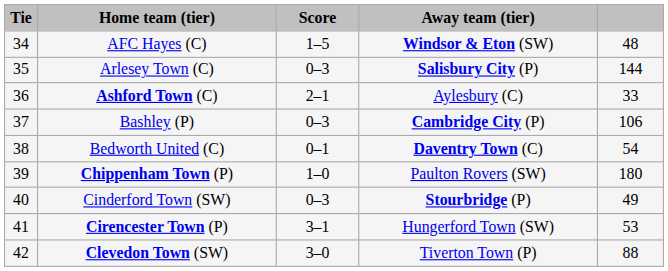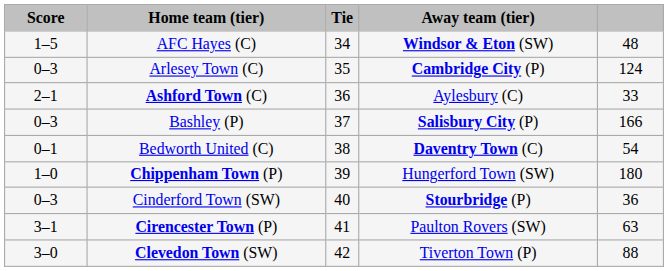columns swapped: (21, 17) <-> (318, 17)
(478, 70) Salisbury City (P) -> (478, 70) Cambridge City (P)
(631, 70) 144 -> (631, 70) 124
(478, 122) Cambridge City (P) -> (478, 122) Salisbury City (P)
(631, 122) 106 -> (631, 122) 166
(478, 174) Paulton Rovers (SW) -> (478, 174) Hungerford Town (SW)
(630, 200) 49 -> (630, 200) 36
(478, 226) Hungerford Town (SW) -> (478, 226) Paulton Rovers (SW)
(630, 226) 53 -> (630, 226) 63
